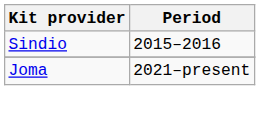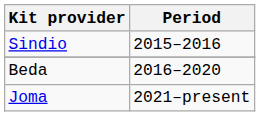+ row: (28, 71)
